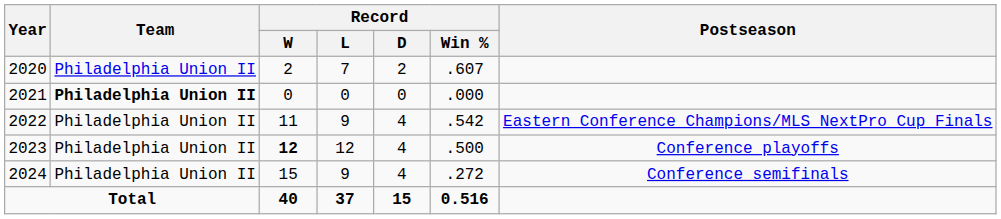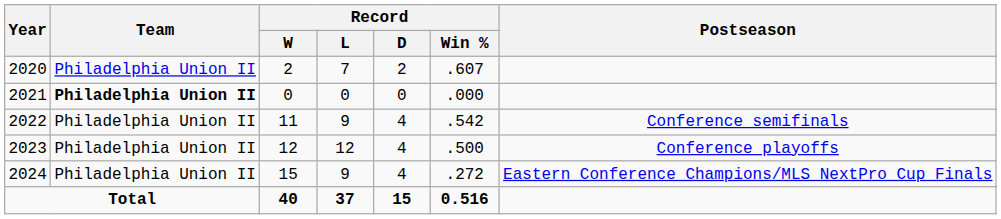(748, 122) Eastern Conference Champions/MLS NextPro Cup Finals -> (748, 122) Conference semifinals
(288, 148) bold -> (288, 148) normal
(748, 174) Conference semifinals -> (748, 174) Eastern Conference Champions/MLS NextPro Cup Finals
